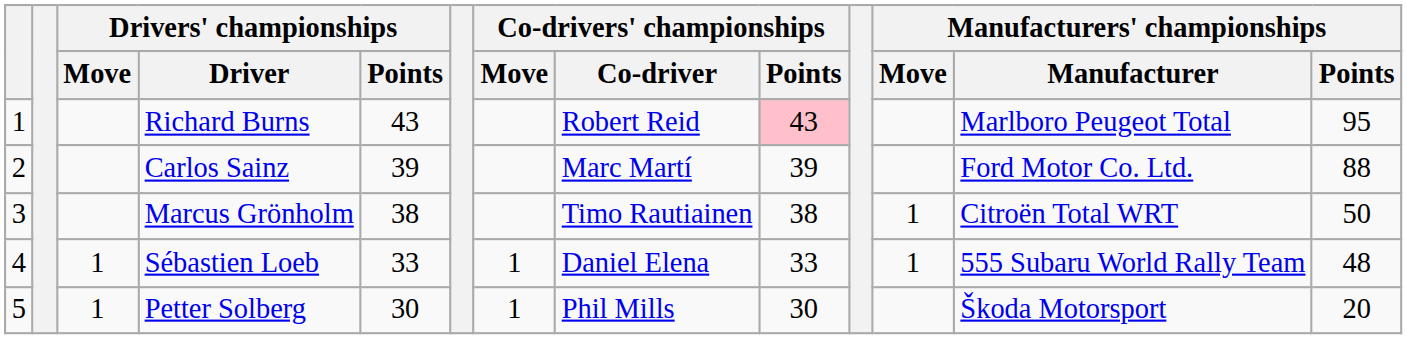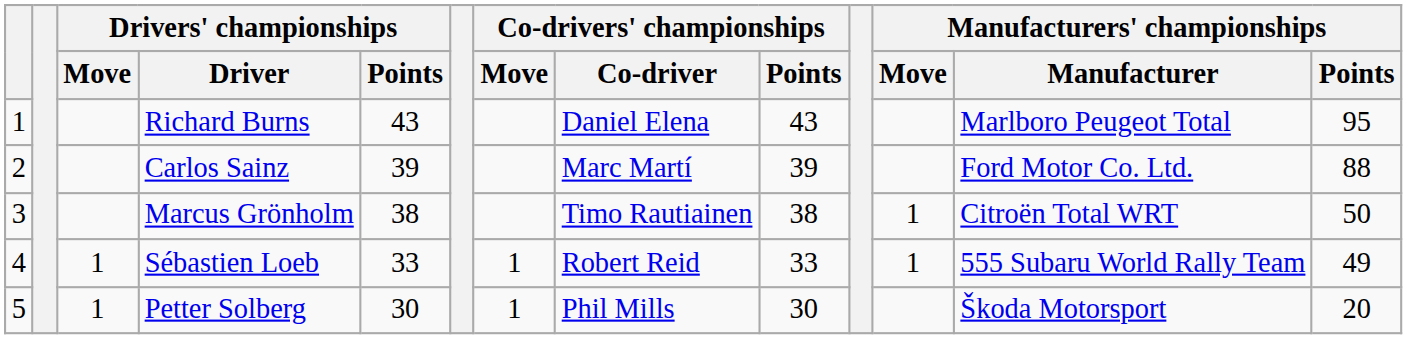(631, 121) Robert Reid -> (635, 121) Daniel Elena
(804, 121) pink background -> (804, 121) no background
(635, 262) Daniel Elena -> (631, 262) Robert Reid
(1357, 262) 48 -> (1357, 262) 49
